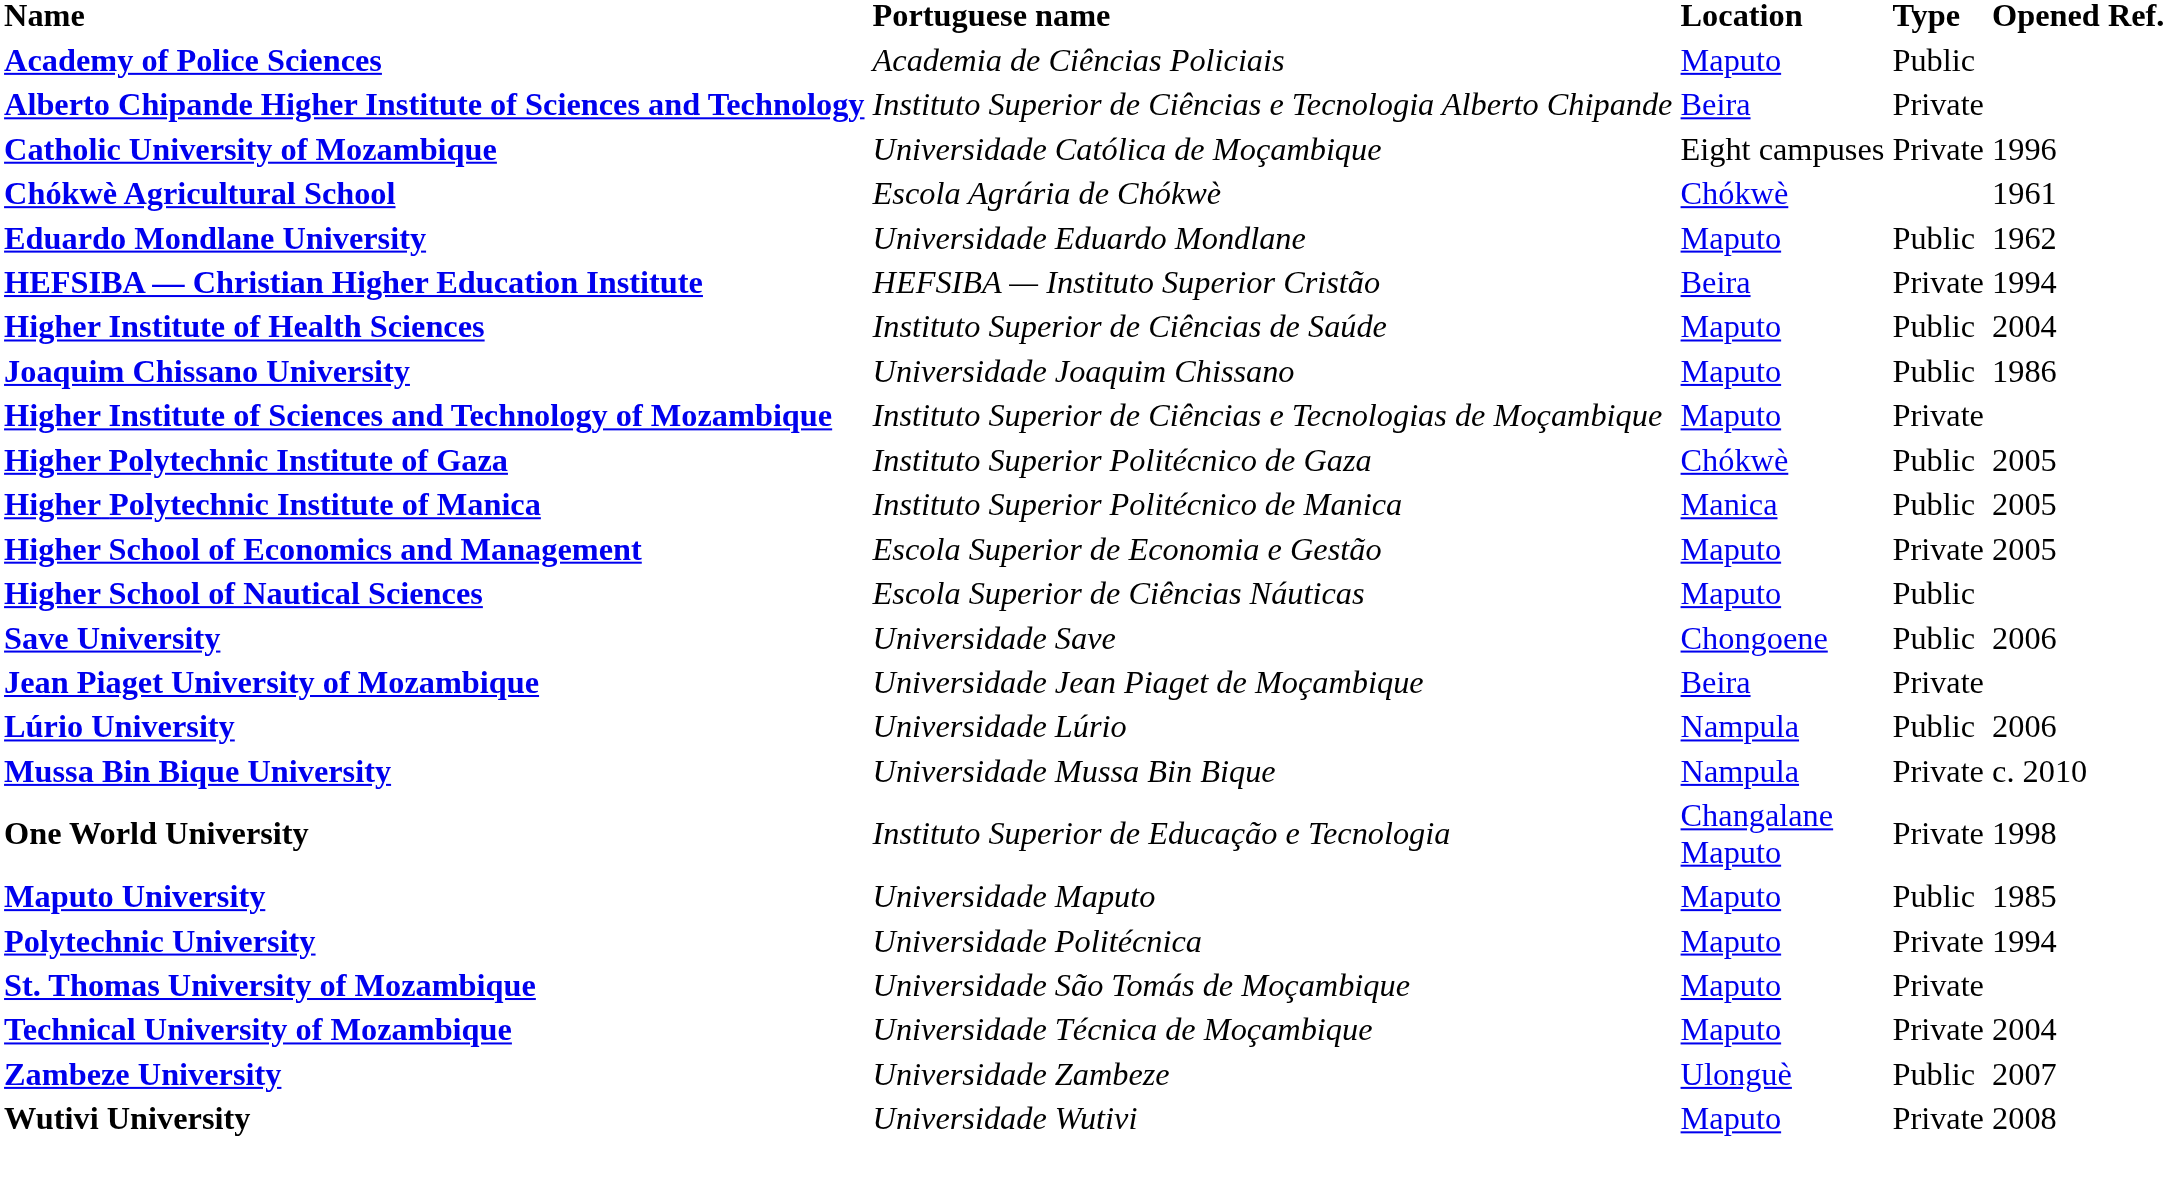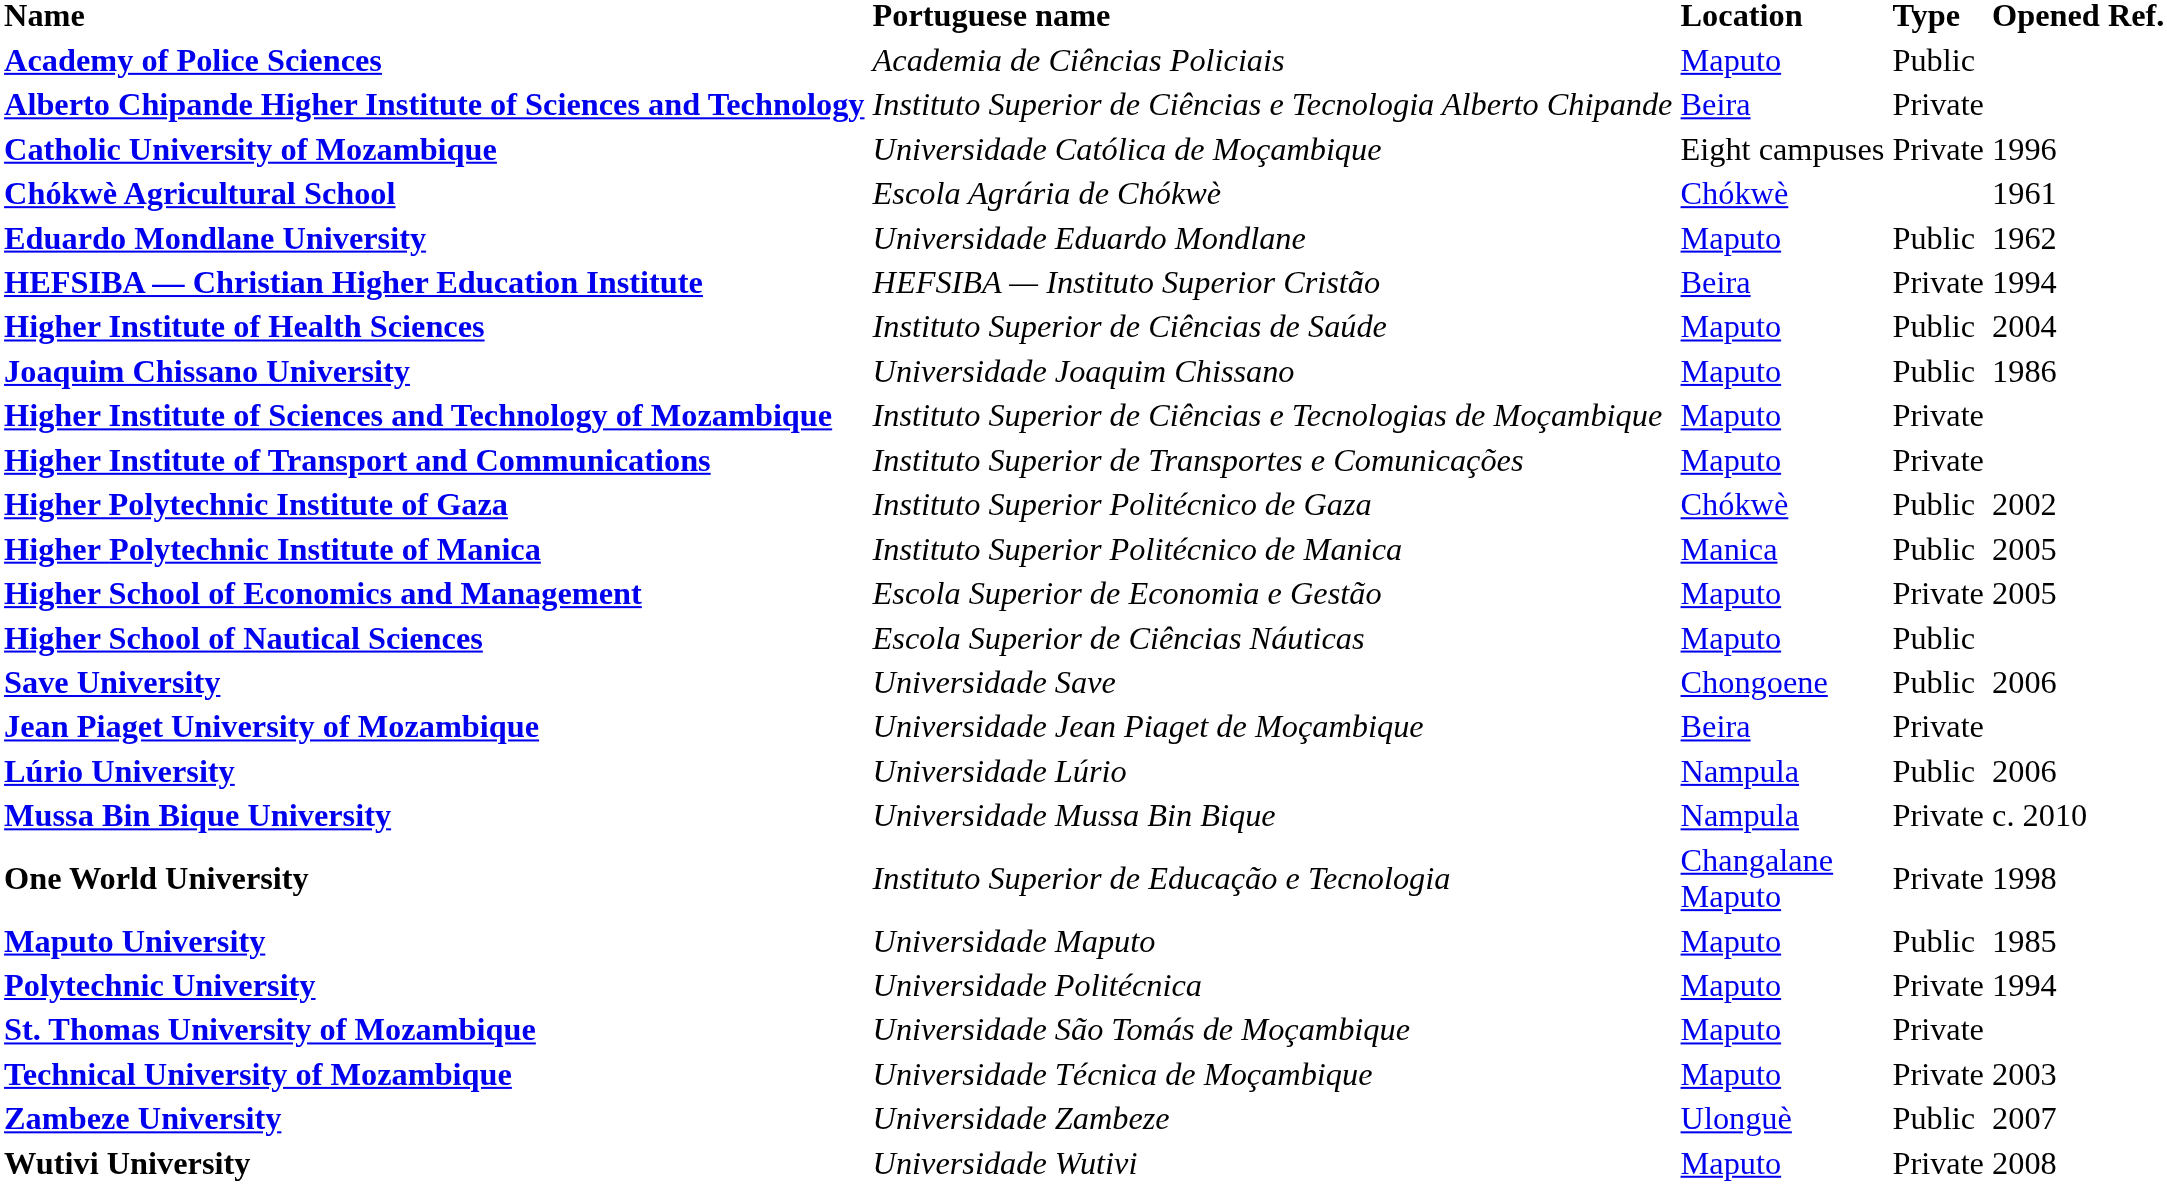+ row: (357, 460)
(2024, 460) 2005 -> (2024, 504) 2002
(2024, 1029) 2004 -> (2024, 1074) 2003
